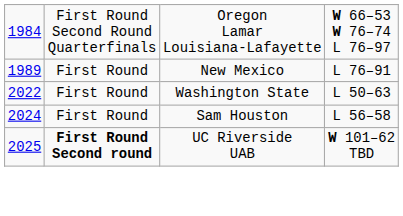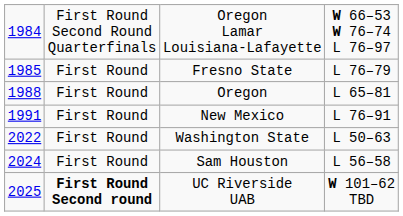+ row: (242, 71)
+ row: (242, 93)
(25, 71) 1989 -> (25, 116) 1991
